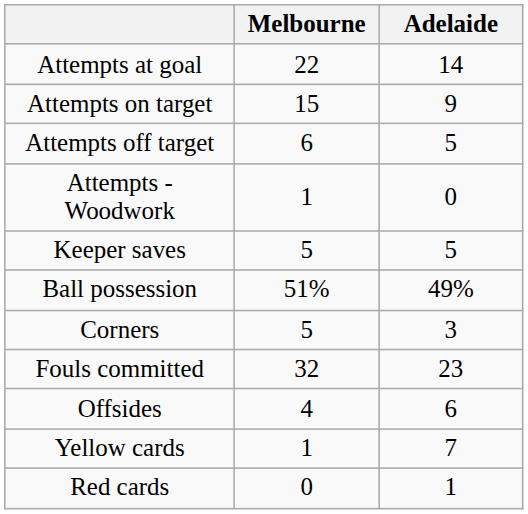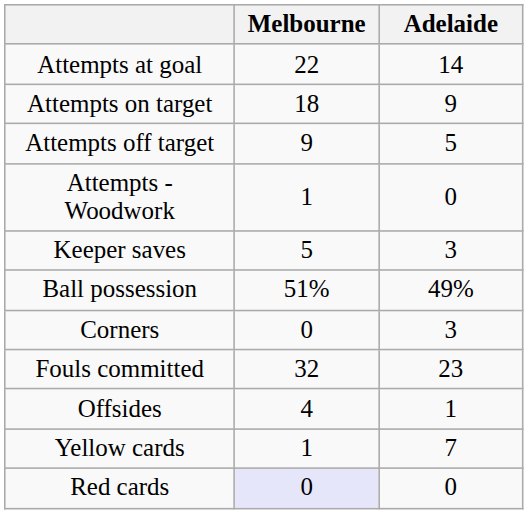(307, 103) 15 -> (307, 103) 18
(307, 143) 6 -> (307, 143) 9
(451, 250) 5 -> (451, 250) 3
(307, 329) 5 -> (307, 329) 0
(451, 408) 6 -> (451, 408) 1
(307, 487) no background -> (307, 487) lavender background
(451, 487) 1 -> (451, 487) 0
